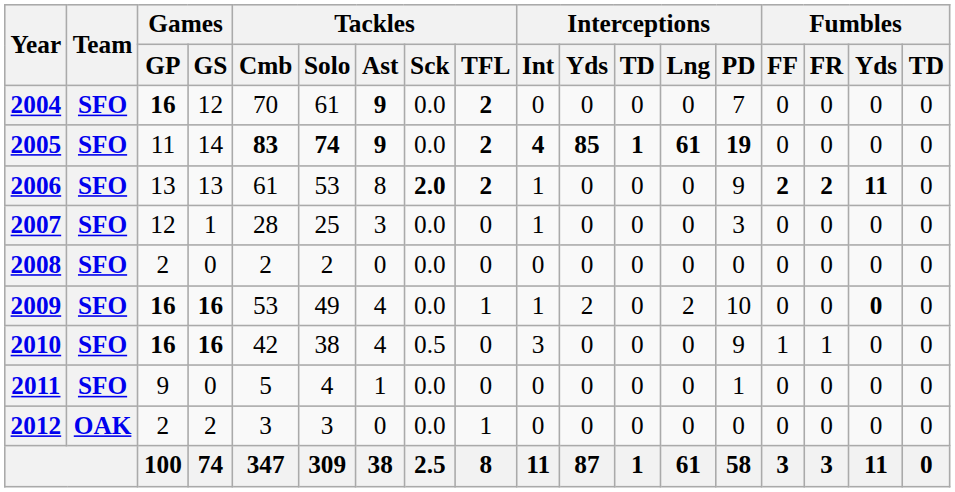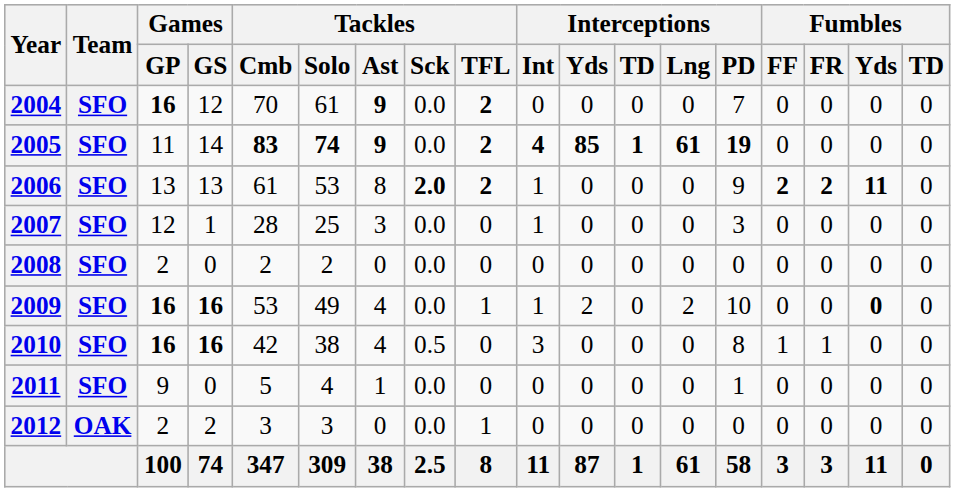(739, 345) 9 -> (739, 345) 8
